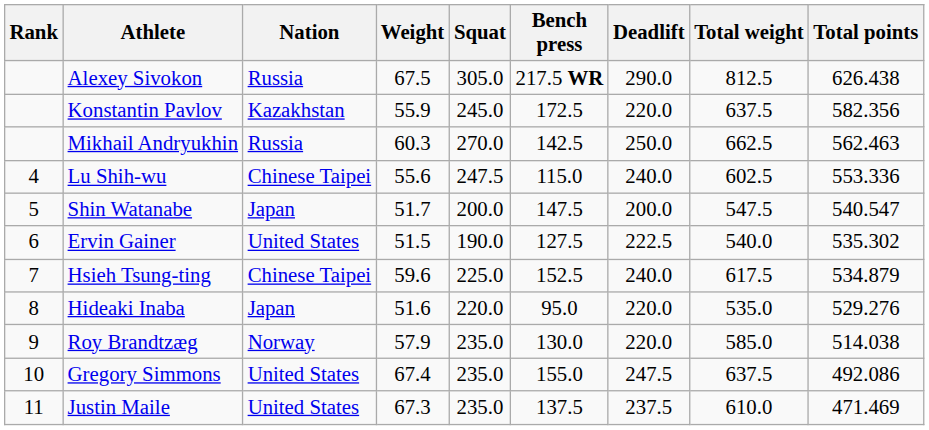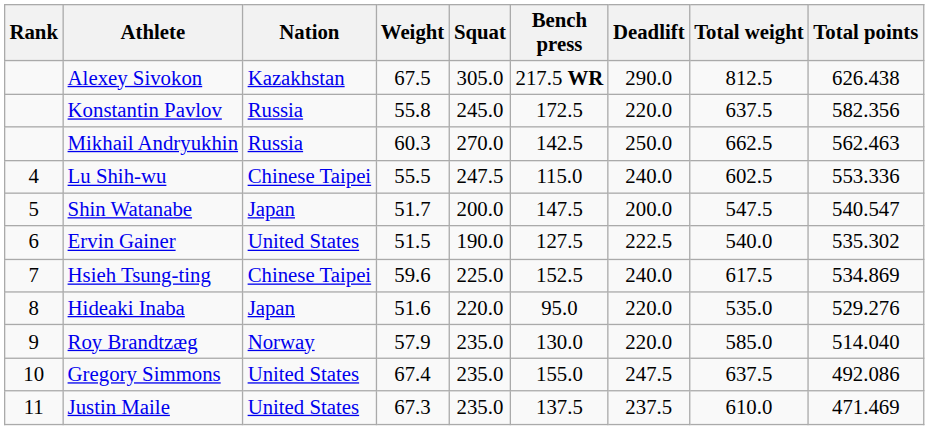(275, 77) Russia -> (296, 77) Kazakhstan
(296, 110) Kazakhstan -> (275, 110) Russia
(413, 110) 55.9 -> (413, 110) 55.8
(413, 176) 55.6 -> (413, 176) 55.5
(866, 275) 534.879 -> (866, 275) 534.869
(866, 341) 514.038 -> (866, 341) 514.040
